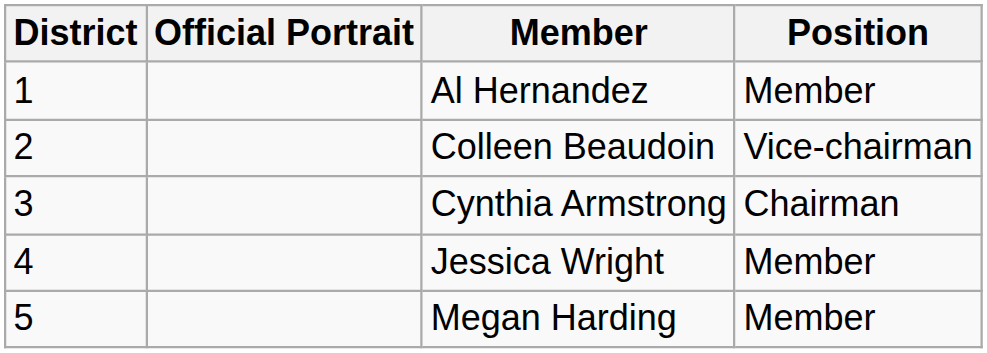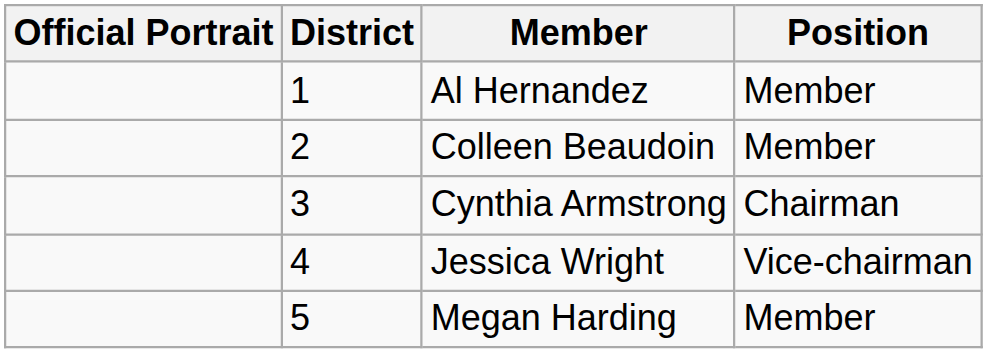columns swapped: (75, 33) <-> (284, 33)
(858, 147) Vice-chairman -> (809, 147) Member
(809, 261) Member -> (858, 261) Vice-chairman
